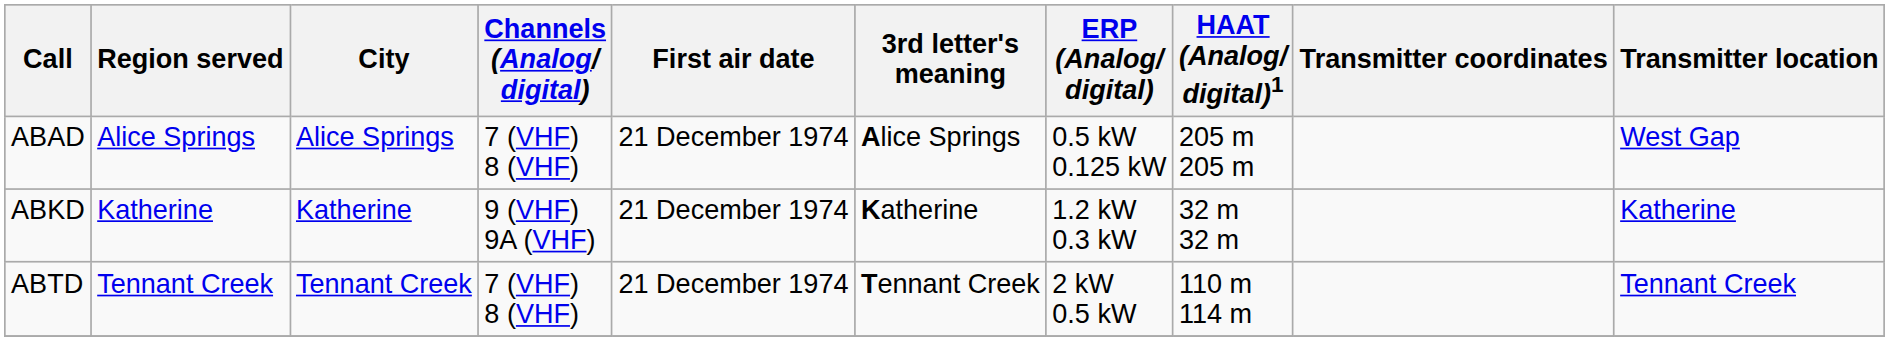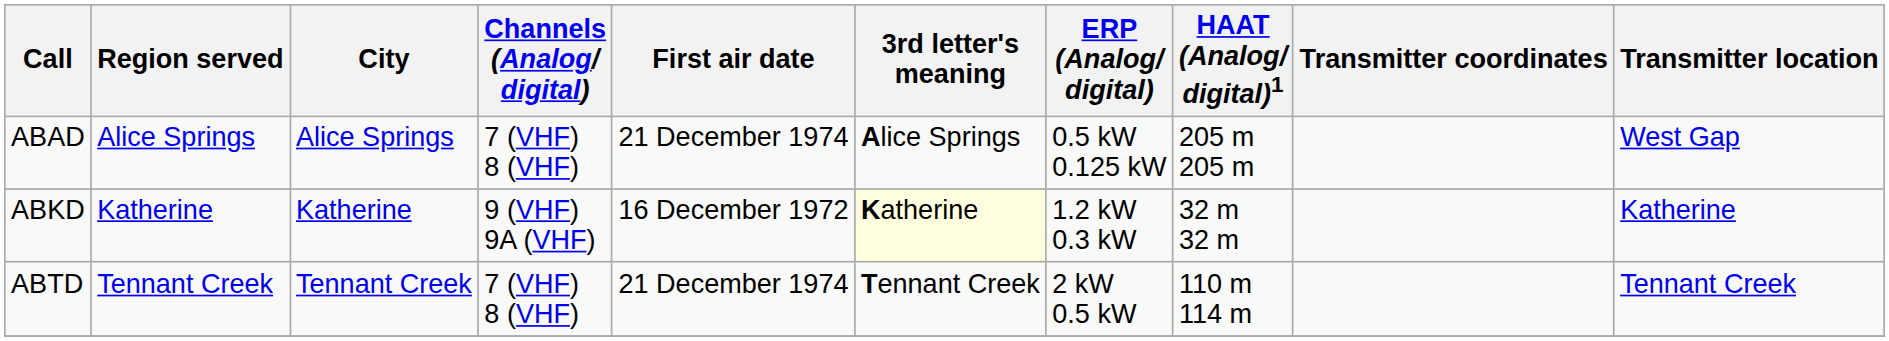(733, 210) 21 December 1974 -> (733, 210) 16 December 1972
(920, 210) no background -> (920, 210) lightyellow background
